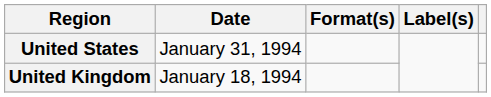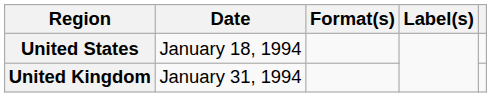(230, 48) January 31, 1994 -> (230, 48) January 18, 1994
(230, 77) January 18, 1994 -> (230, 77) January 31, 1994
